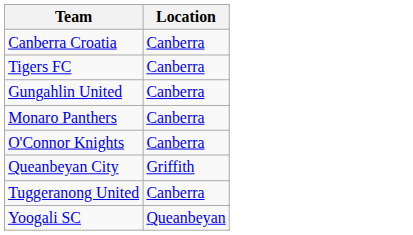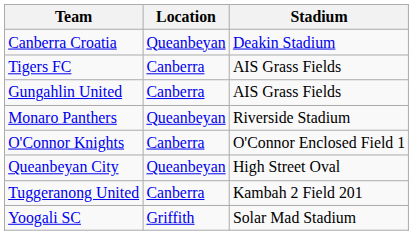+ column: (319, 17)
(175, 42) Canberra -> (186, 42) Queanbeyan
(175, 117) Canberra -> (186, 117) Queanbeyan
(170, 167) Griffith -> (186, 167) Queanbeyan
(186, 218) Queanbeyan -> (170, 218) Griffith
